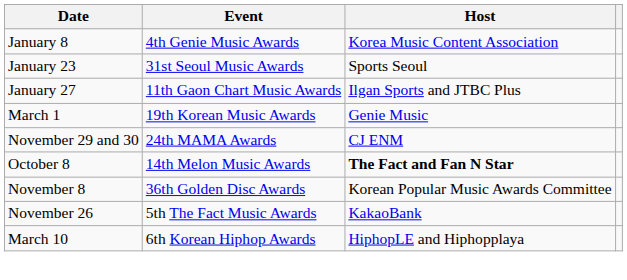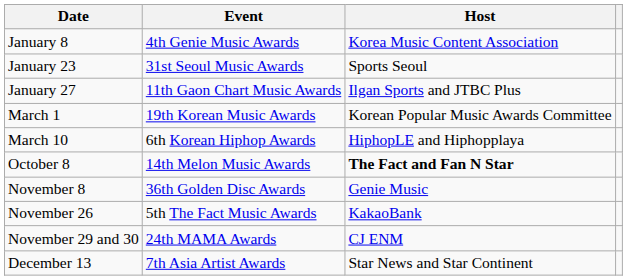(388, 115) Genie Music -> (480, 115) Korean Popular Music Awards Committee
rows swapped: (38, 238) <-> (73, 139)
(480, 189) Korean Popular Music Awards Committee -> (388, 189) Genie Music
+ row: (50, 262)
